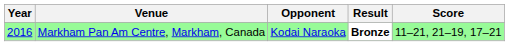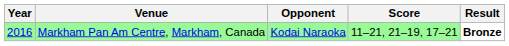columns swapped: (448, 14) <-> (370, 14)
